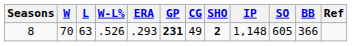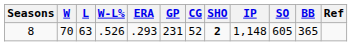(173, 32) bold -> (173, 32) normal
(195, 32) 49 -> (195, 32) 52
(308, 32) 366 -> (308, 32) 365
